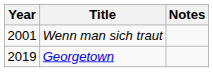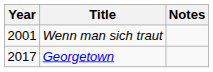(22, 56) 2019 -> (22, 56) 2017
